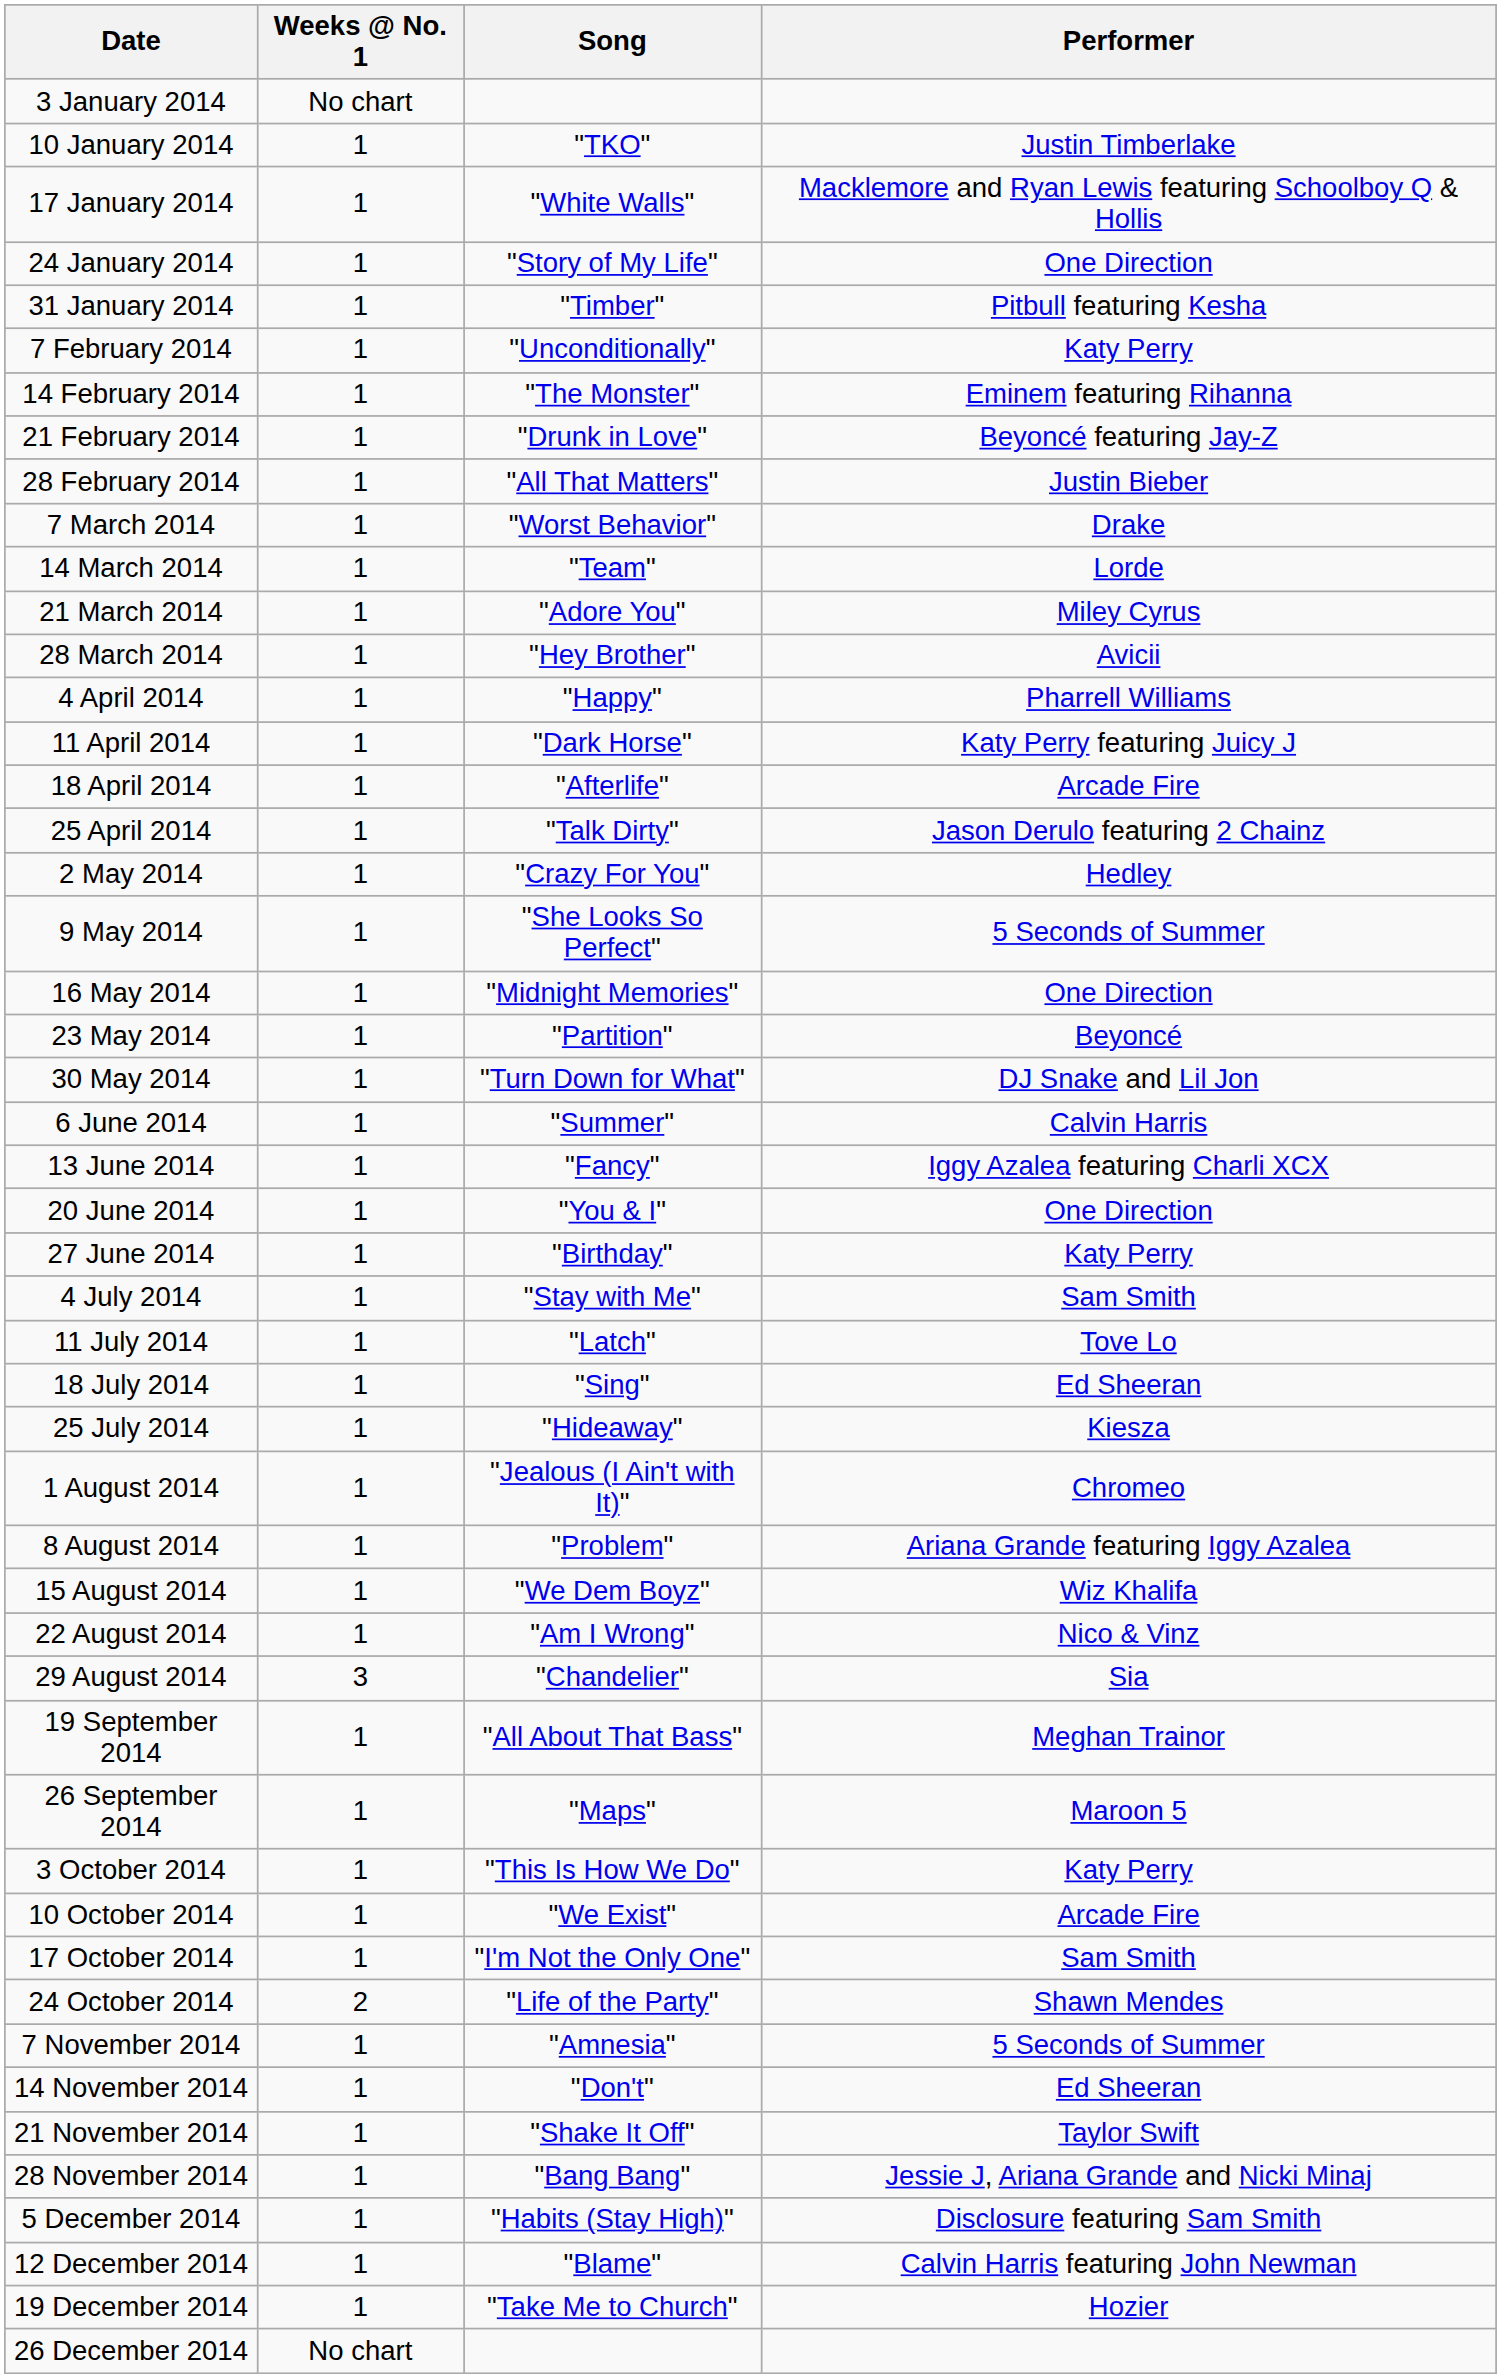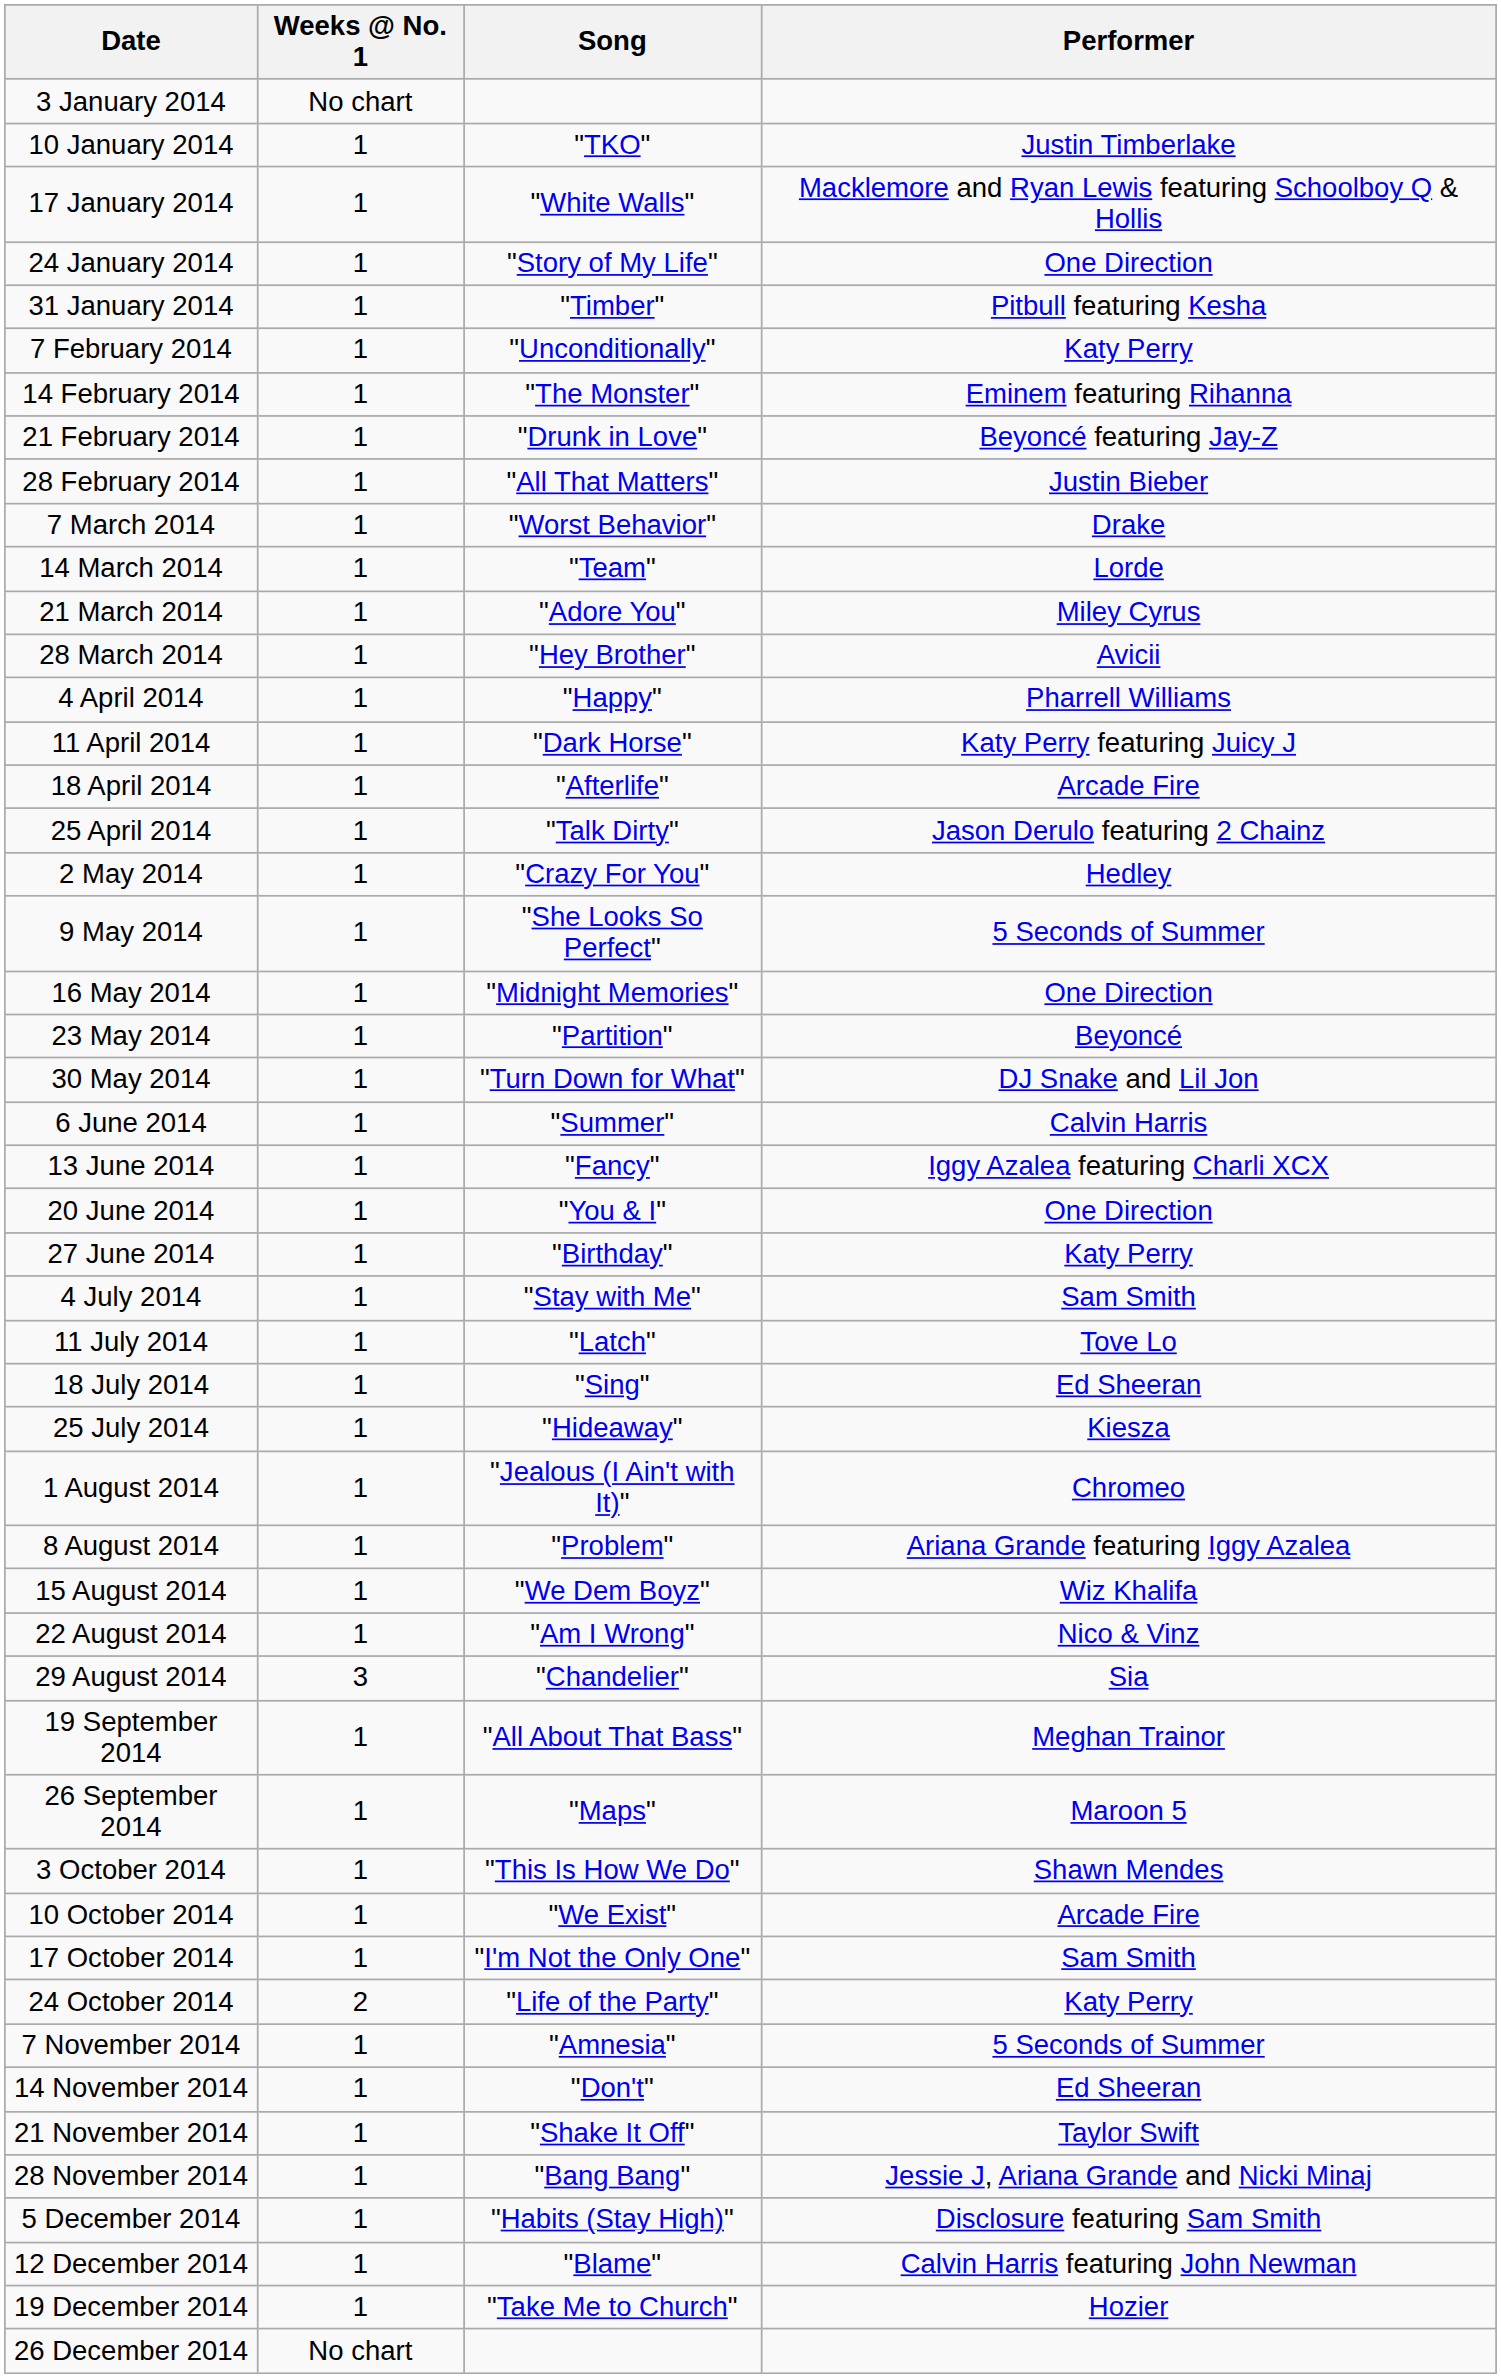(1129, 1870) Katy Perry -> (1129, 1870) Shawn Mendes
(1129, 2001) Shawn Mendes -> (1129, 2001) Katy Perry
